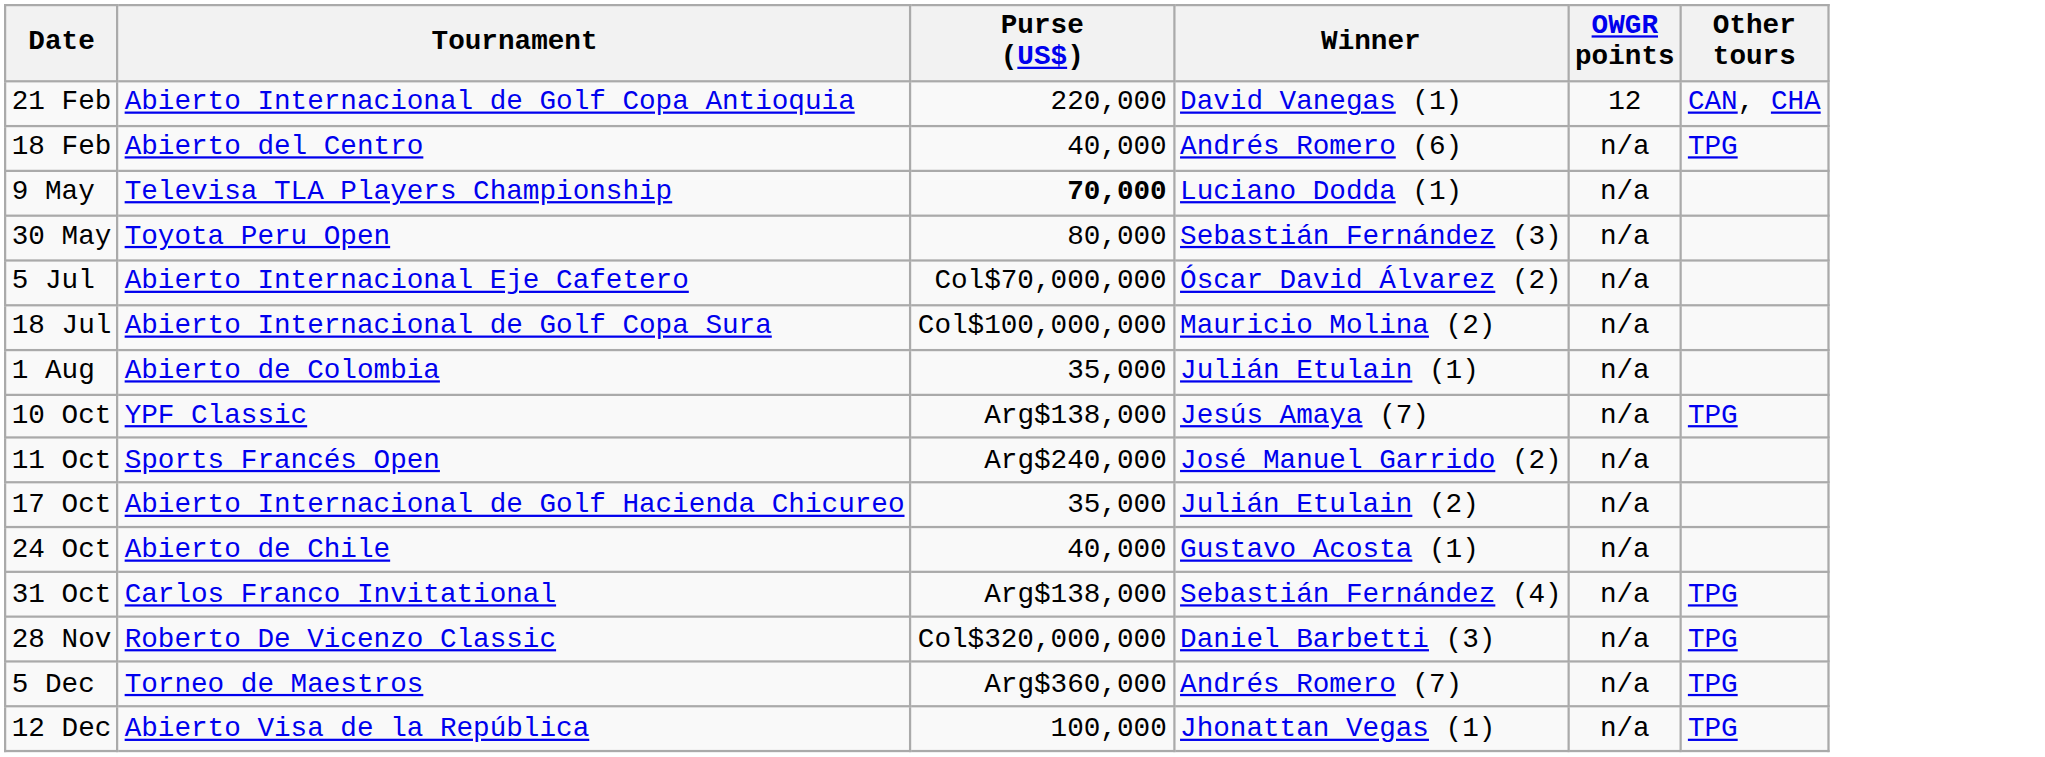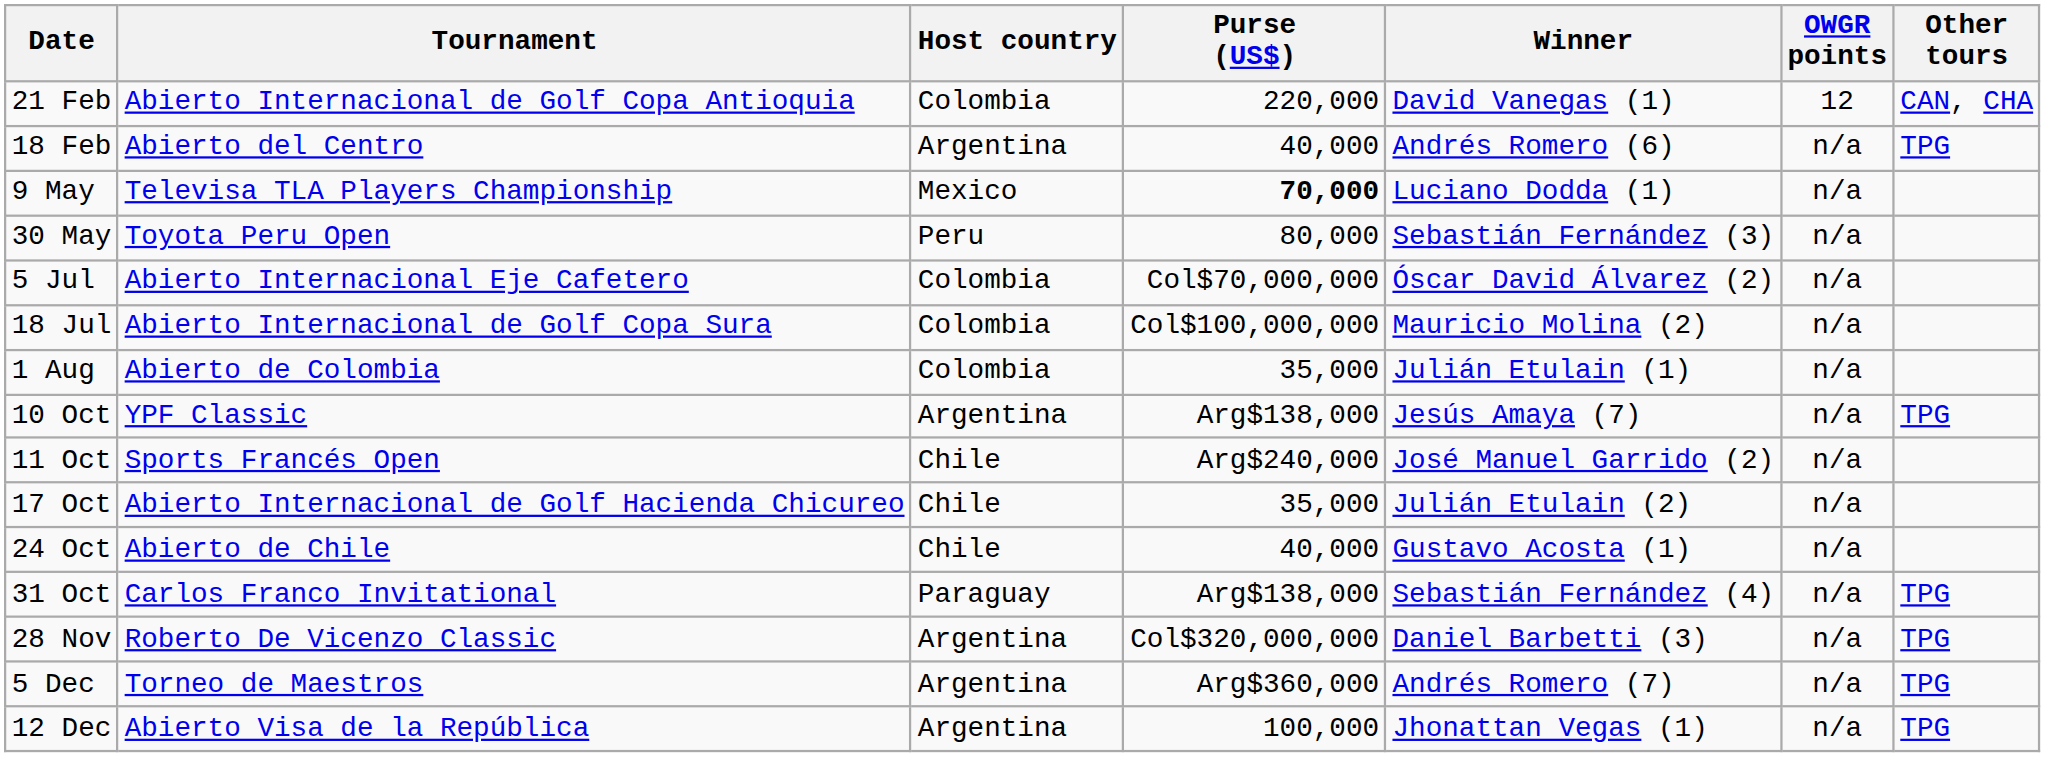+ column: (1017, 43)
